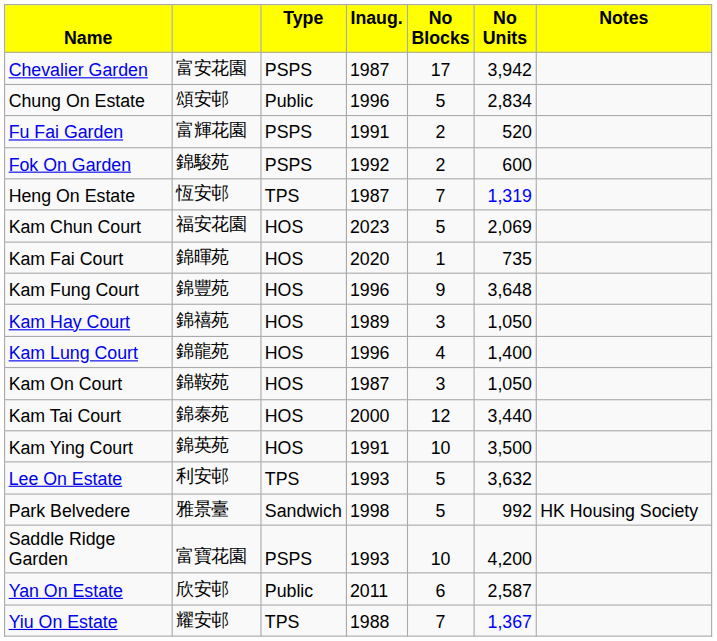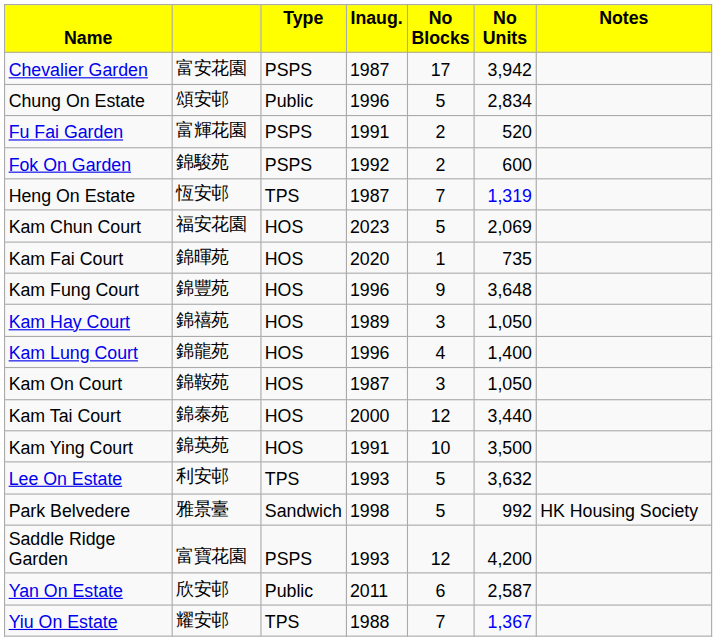(441, 559) 10 -> (441, 559) 12
